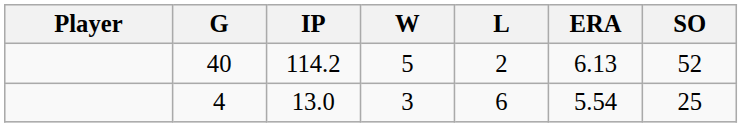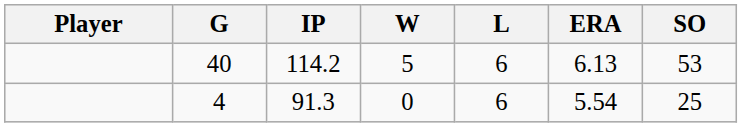(501, 63) 2 -> (501, 63) 6
(690, 63) 52 -> (690, 63) 53
(313, 102) 13.0 -> (313, 102) 91.3
(407, 102) 3 -> (407, 102) 0
